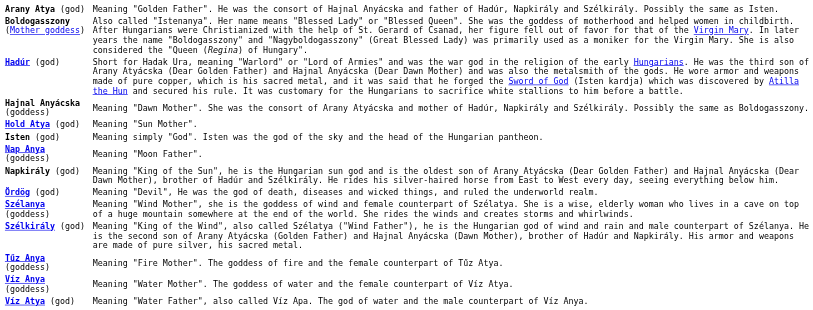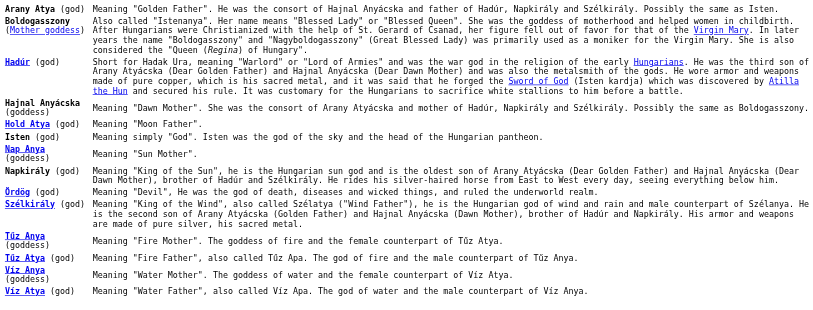(145, 125) Meaning "Sun Mother". -> (148, 125) Meaning "Moon Father".
(148, 154) Meaning "Moon Father". -> (145, 154) Meaning "Sun Mother".
- row: (27, 209)
+ row: (40, 258)
